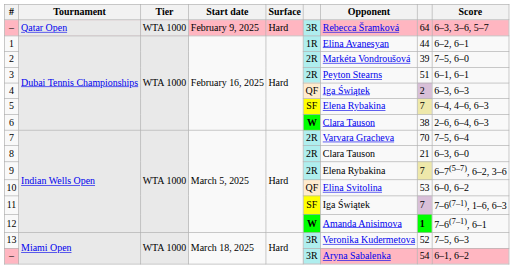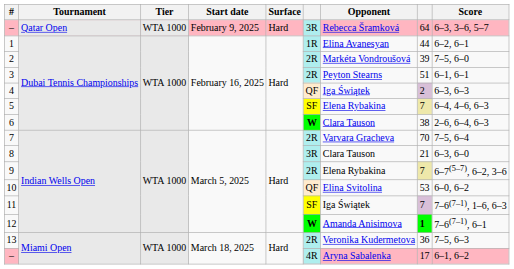(312, 153) 2R -> (312, 153) 3R
(312, 240) 3R -> (312, 240) 2R
(425, 240) 52 -> (425, 240) 36
(312, 256) 3R -> (312, 256) 4R
(425, 256) 54 -> (425, 256) 17
